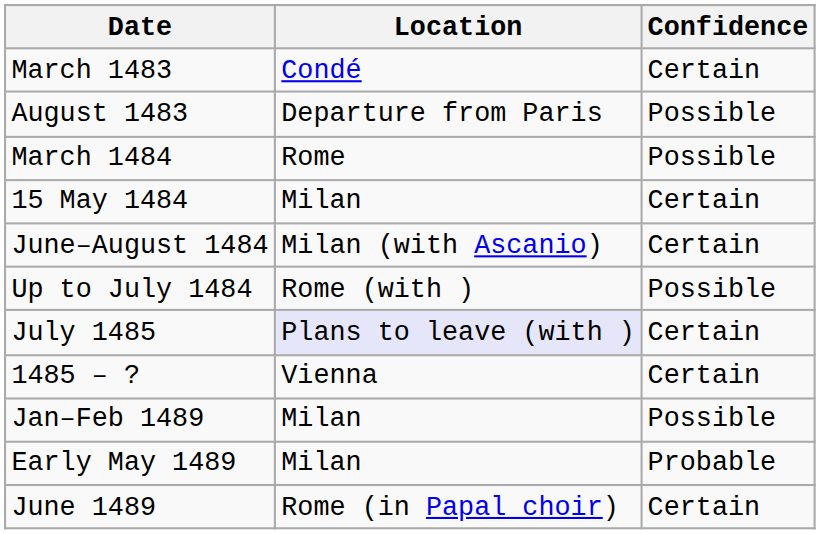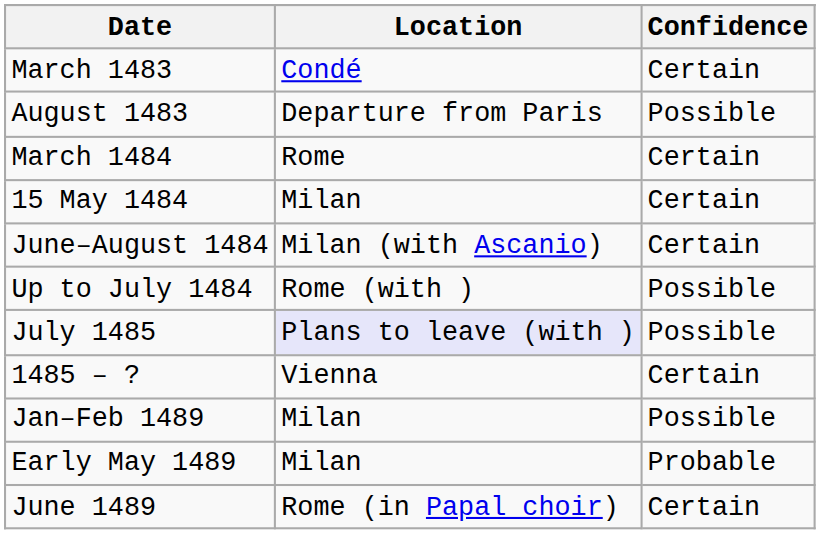(712, 158) Possible -> (704, 158) Certain
(704, 332) Certain -> (712, 332) Possible
